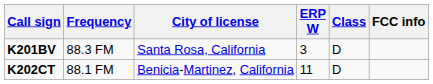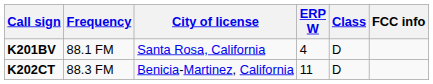(90, 49) 88.3 FM -> (90, 49) 88.1 FM
(303, 49) 3 -> (303, 49) 4
(90, 69) 88.1 FM -> (90, 69) 88.3 FM
